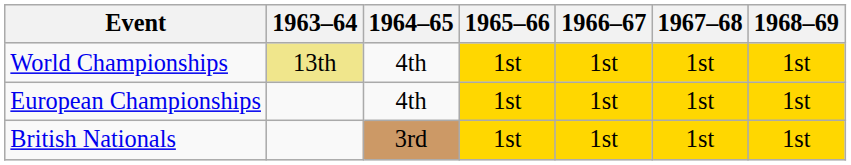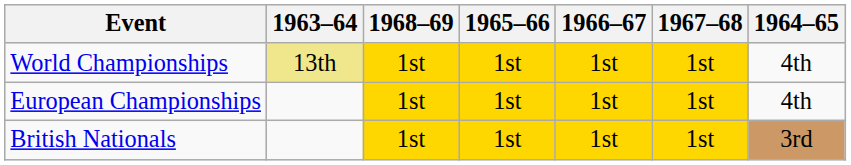columns swapped: (411, 23) <-> (796, 23)
